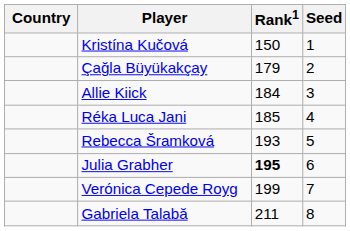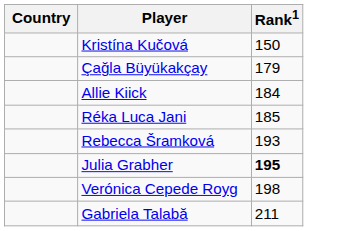- column: (324, 18)
(267, 189) 199 -> (267, 189) 198
